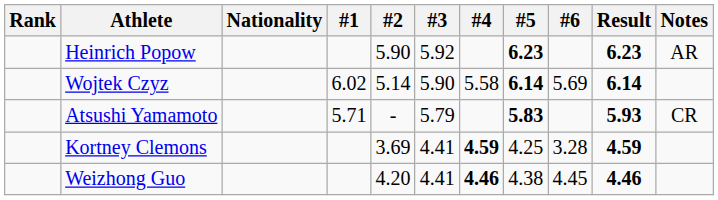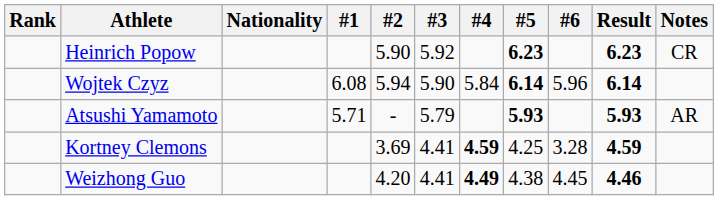(684, 52) AR -> (684, 52) CR
(349, 83) 6.02 -> (349, 83) 6.08
(393, 83) 5.14 -> (393, 83) 5.94
(482, 83) 5.58 -> (482, 83) 5.84
(570, 83) 5.69 -> (570, 83) 5.96
(526, 115) 5.83 -> (526, 115) 5.93
(684, 115) CR -> (684, 115) AR
(482, 178) 4.46 -> (482, 178) 4.49
